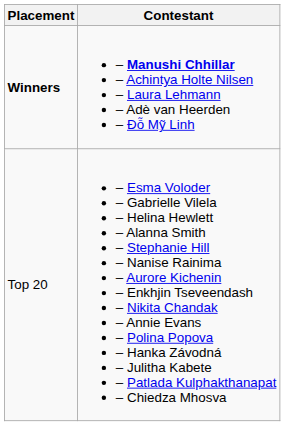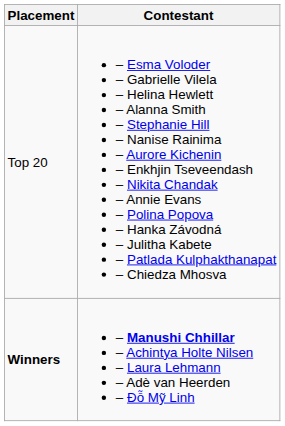rows swapped: (34, 87) <-> (28, 285)
